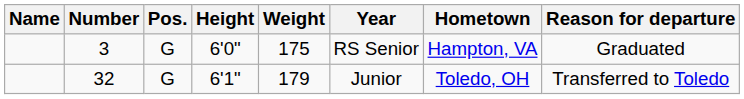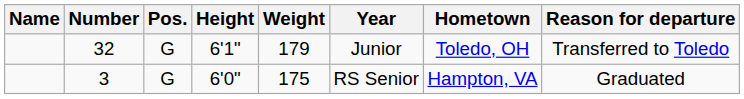rows swapped: (104, 49) <-> (104, 78)
